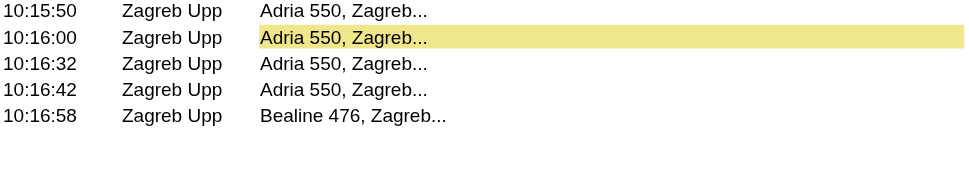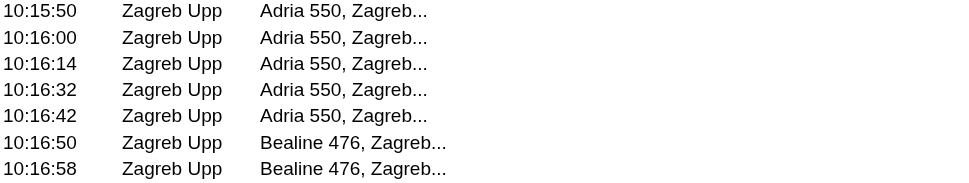(344, 37) khaki background -> (344, 37) no background
+ row: (40, 63)
+ row: (40, 142)
